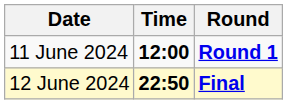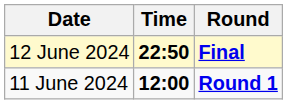rows swapped: (69, 51) <-> (69, 83)
